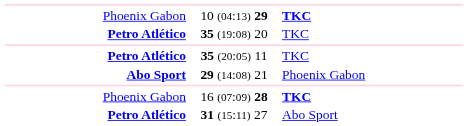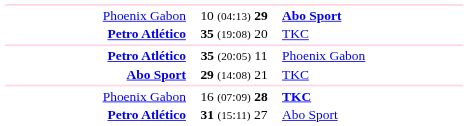(297, 15) TKC -> (312, 15) Abo Sport
(295, 56) TKC -> (324, 56) Phoenix Gabon
(324, 74) Phoenix Gabon -> (295, 74) TKC
